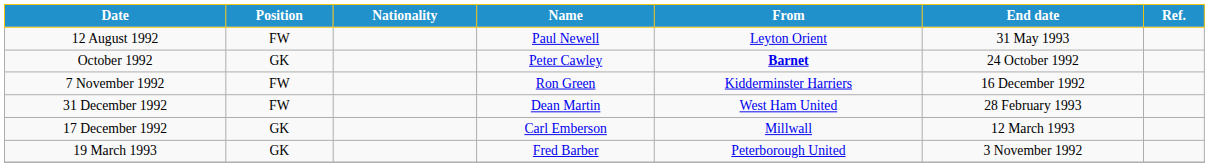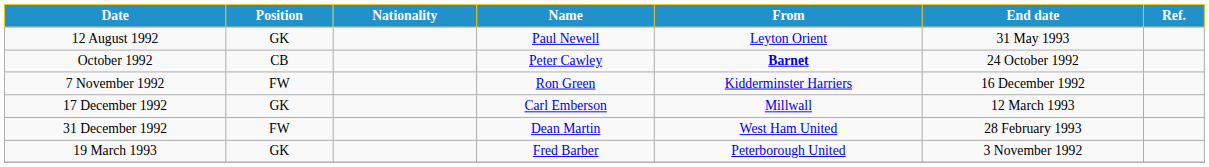(279, 38) FW -> (279, 38) GK
(279, 61) GK -> (279, 61) CB
rows swapped: (115, 128) <-> (115, 106)
